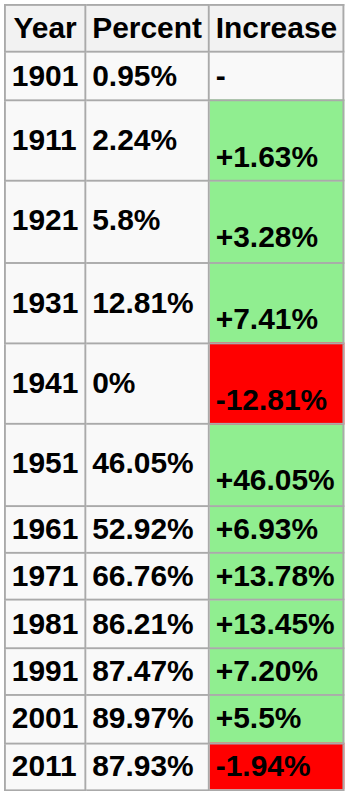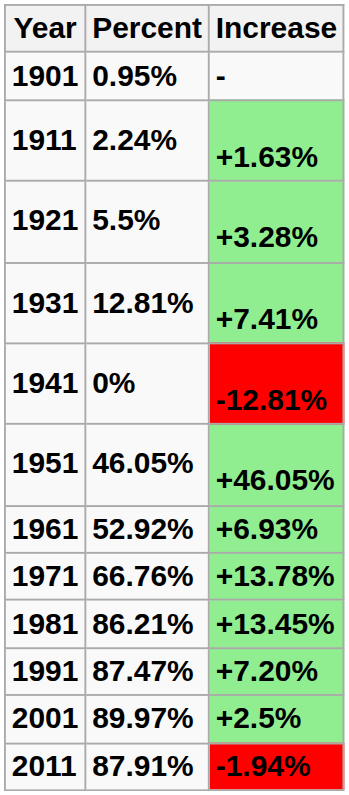(126, 221) 5.8% -> (126, 221) 5.5%
(259, 718) +5.5% -> (259, 718) +2.5%
(143, 765) 87.93% -> (143, 765) 87.91%
